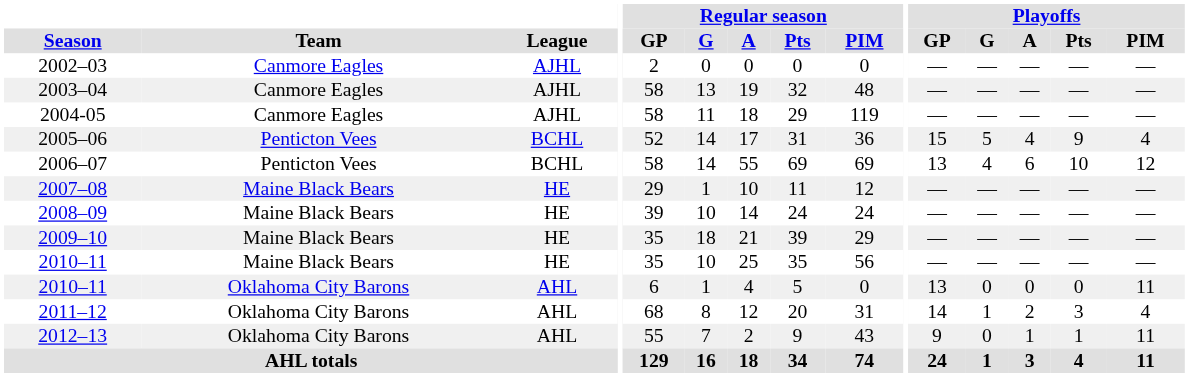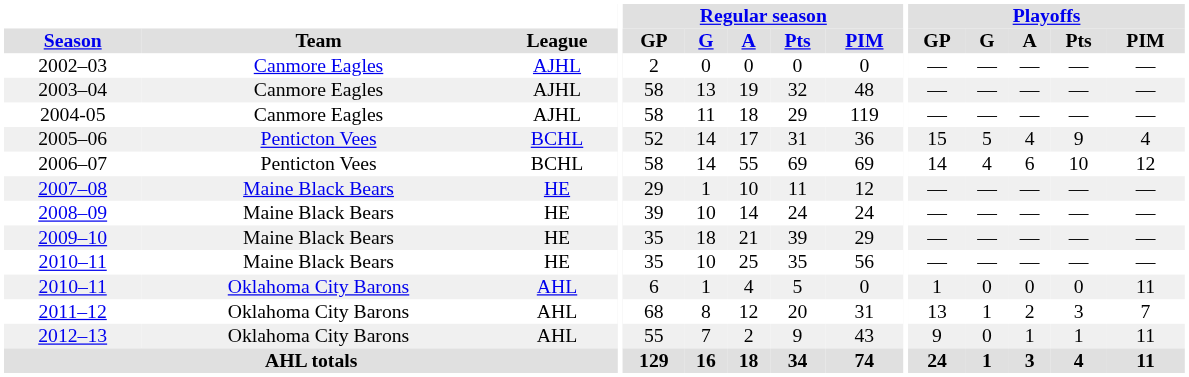(937, 163) 13 -> (937, 163) 14
(937, 286) 13 -> (937, 286) 1
(937, 311) 14 -> (937, 311) 13
(1145, 311) 4 -> (1145, 311) 7
